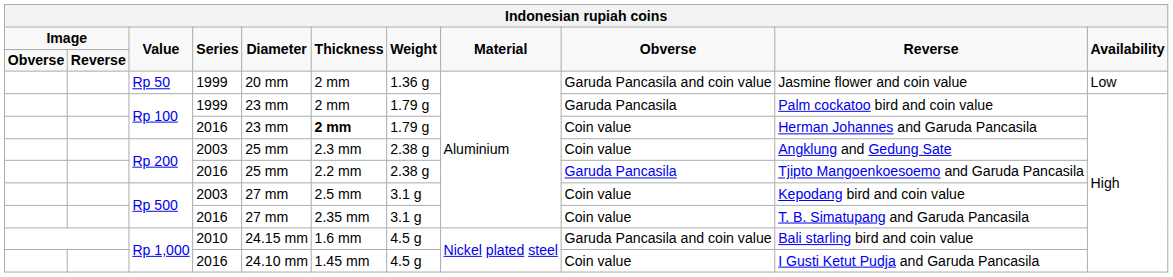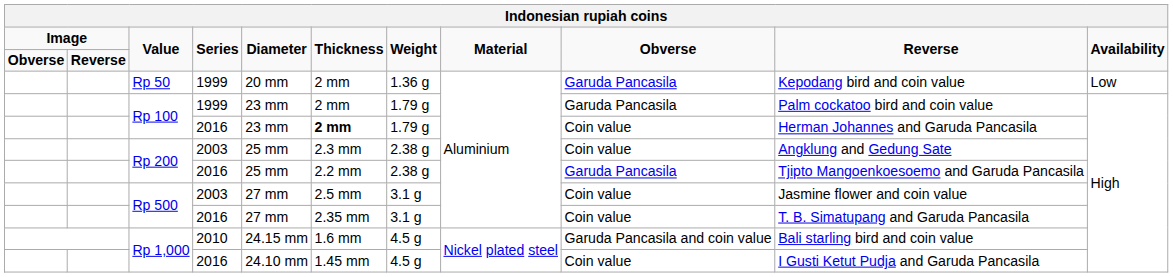(668, 83) Garuda Pancasila and coin value -> (621, 83) Garuda Pancasila
(873, 83) Jasmine flower and coin value -> (871, 83) Kepodang bird and coin value
(871, 194) Kepodang bird and coin value -> (873, 194) Jasmine flower and coin value
